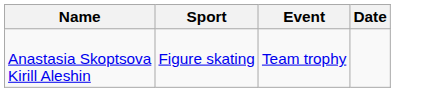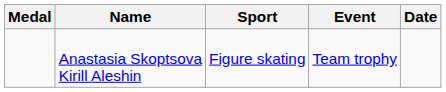+ column: (30, 17)
